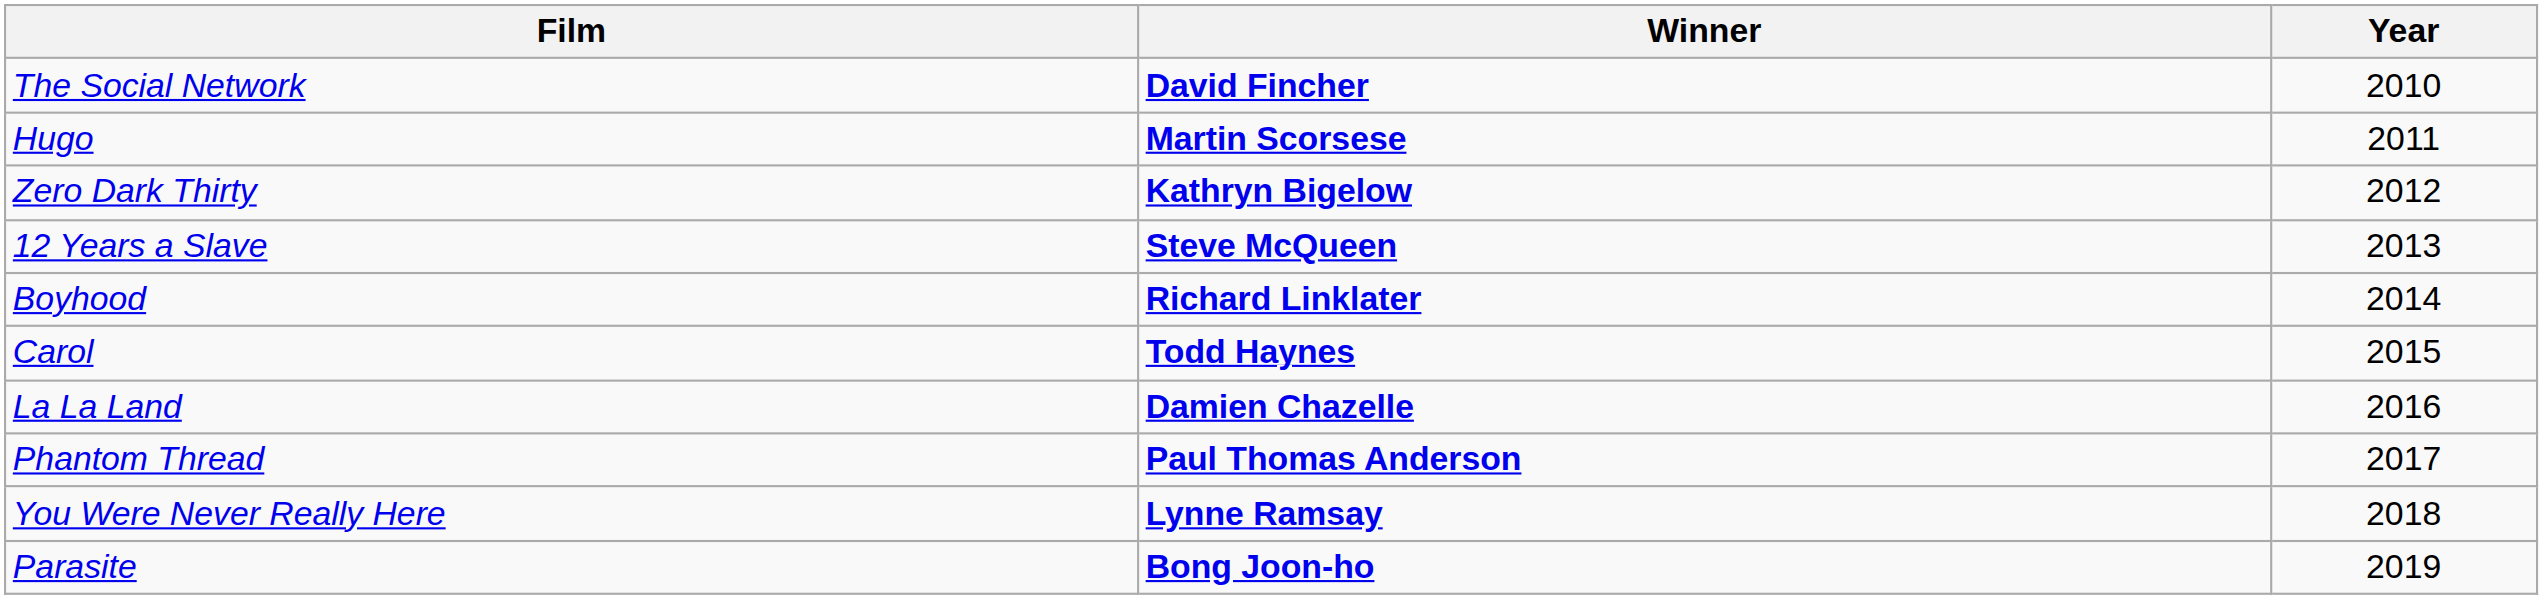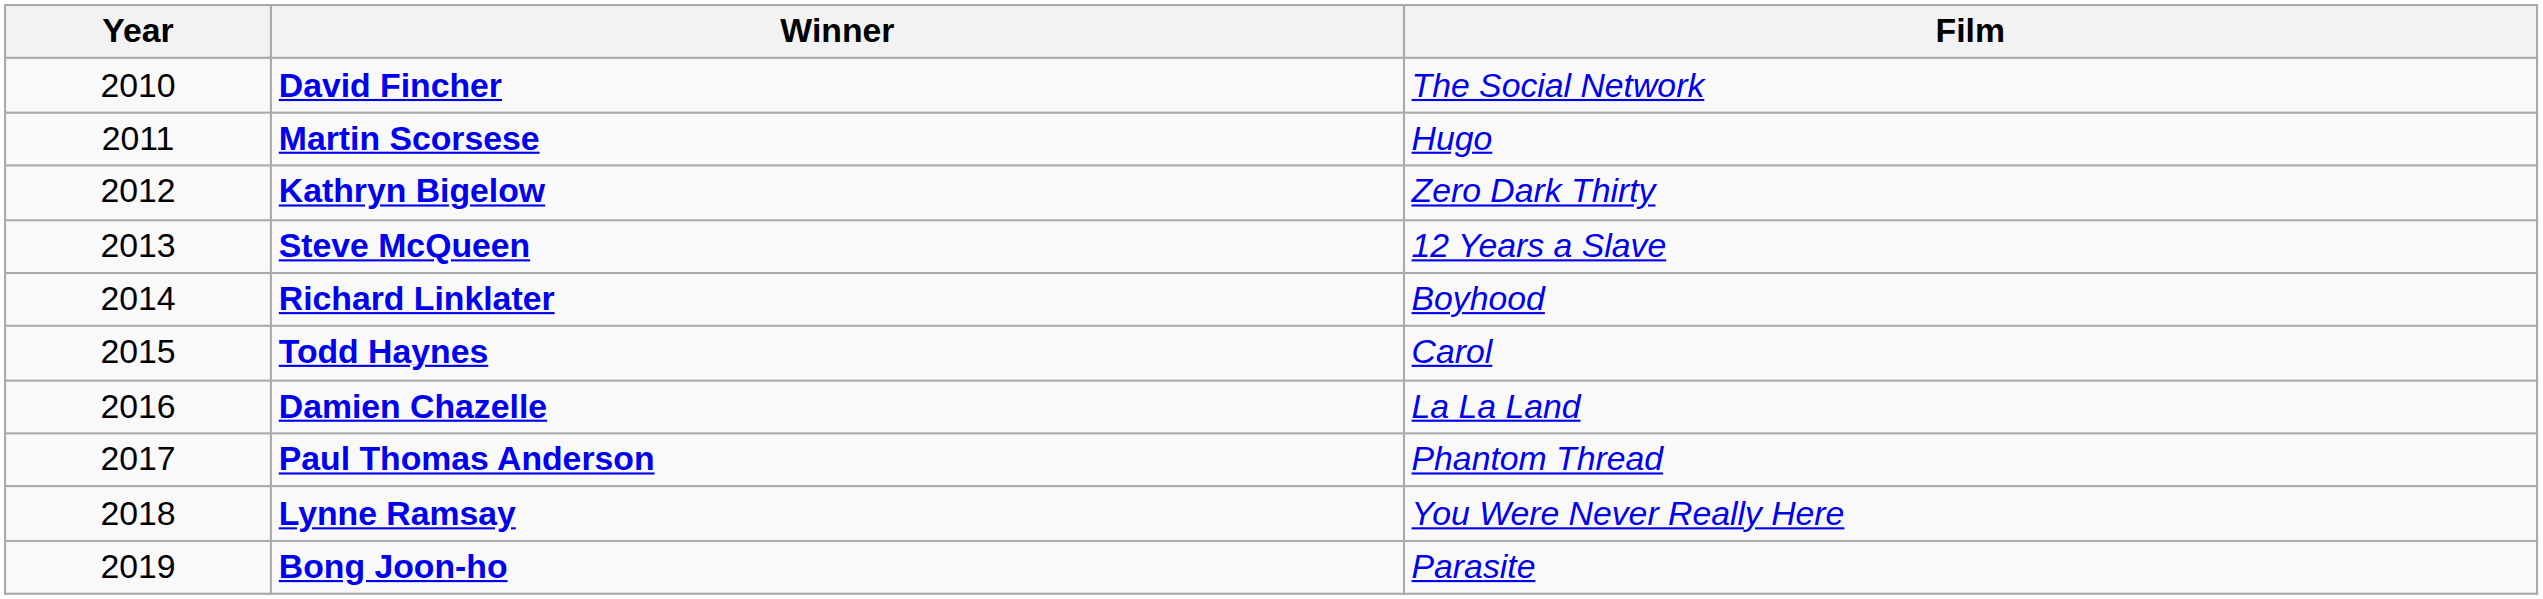columns swapped: (2404, 31) <-> (571, 31)
